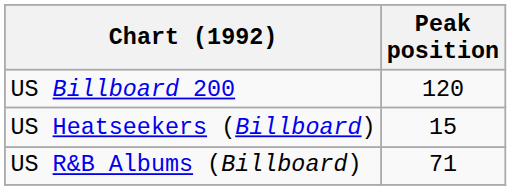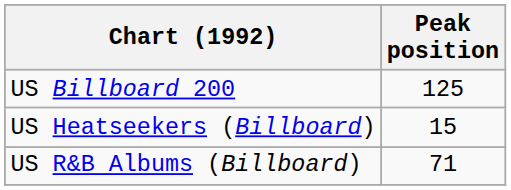(443, 89) 120 -> (443, 89) 125
